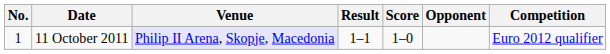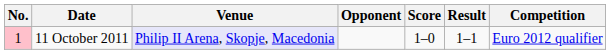columns swapped: (456, 15) <-> (360, 15)
(18, 37) no background -> (18, 37) pink background
